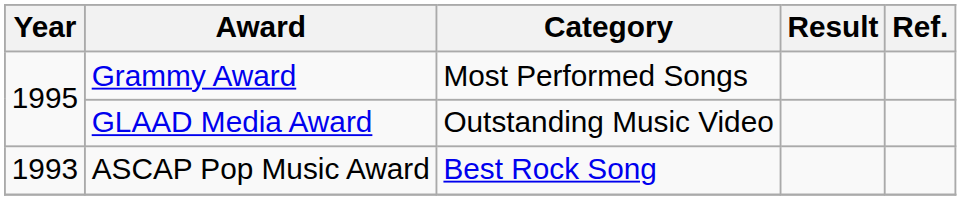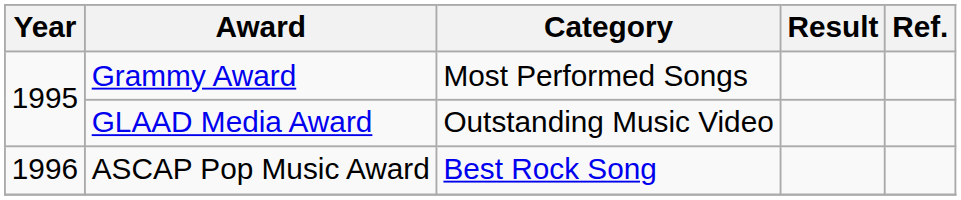(45, 169) 1993 -> (45, 169) 1996
